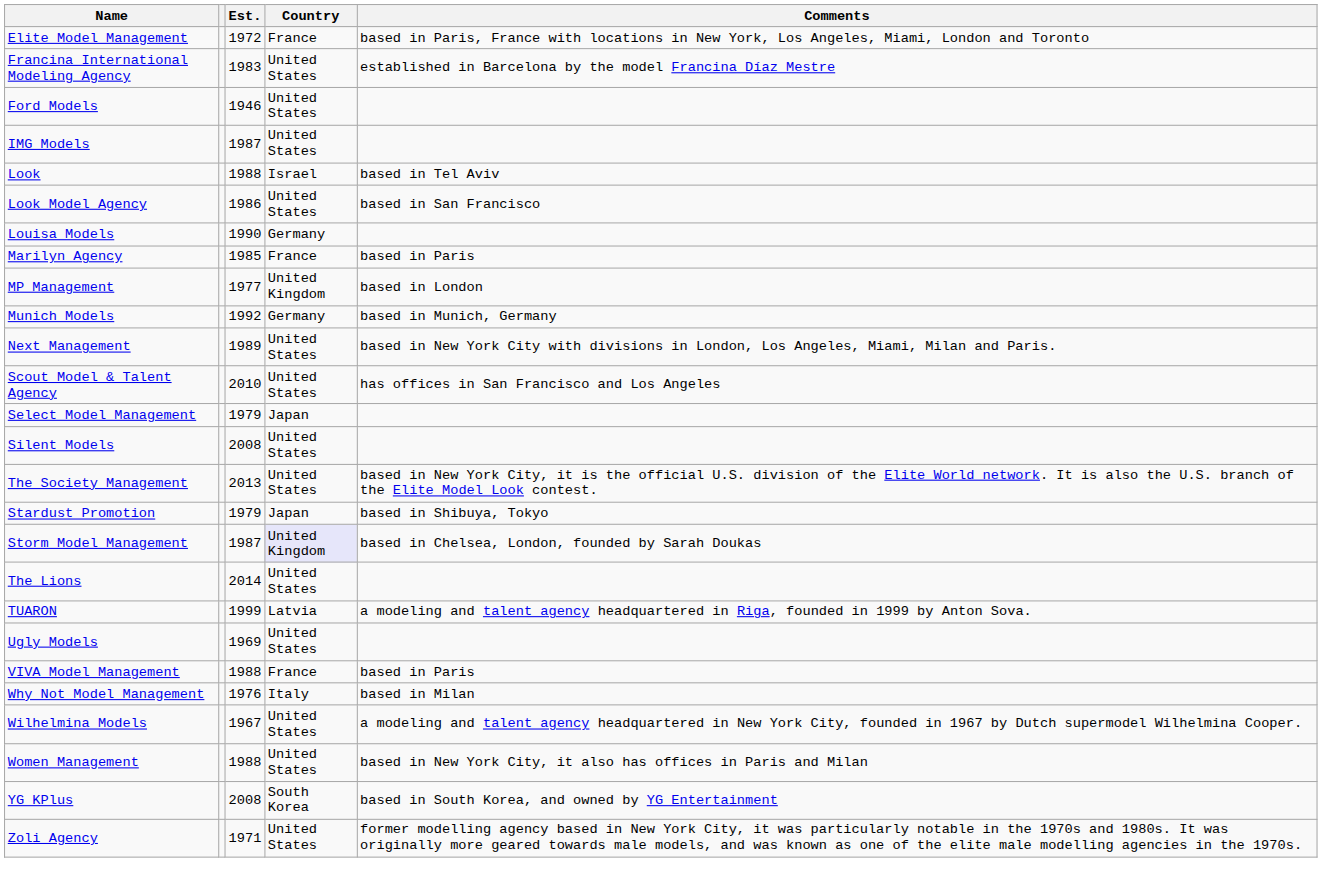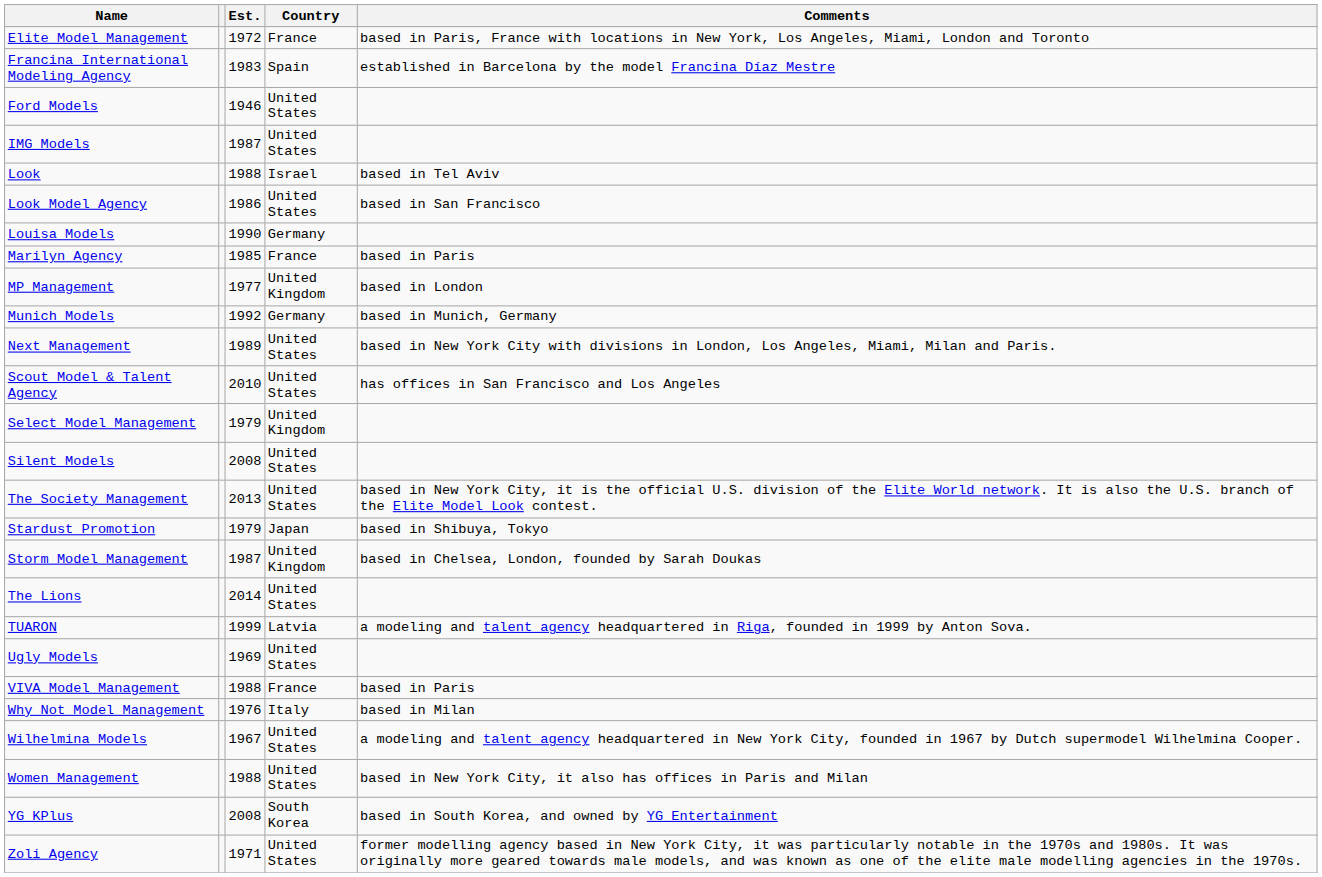(292, 68) United States -> (288, 68) Spain
(288, 415) Japan -> (297, 423) United Kingdom
(297, 543) lavender background -> (297, 559) no background
